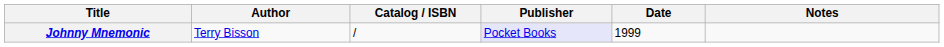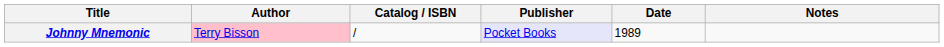(227, 32) no background -> (227, 32) pink background
(628, 32) 1999 -> (628, 32) 1989
